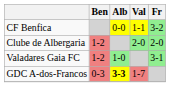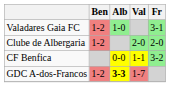rows swapped: (29, 27) <-> (43, 58)
(98, 74) 0-3 -> (98, 74) 1-2
